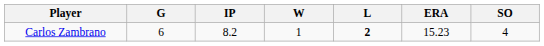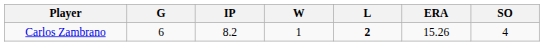(436, 31) 15.23 -> (436, 31) 15.26
